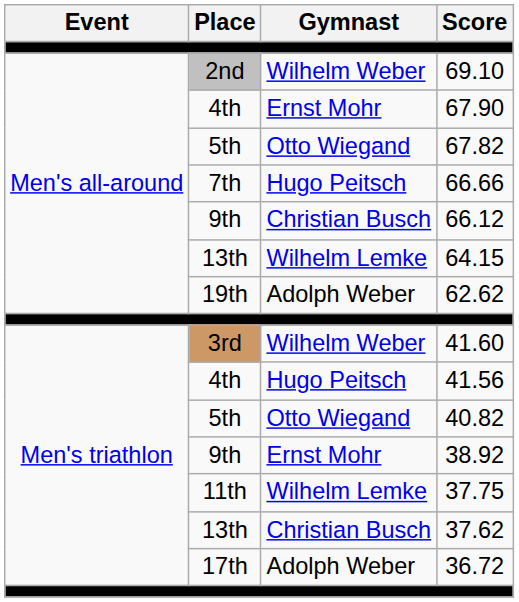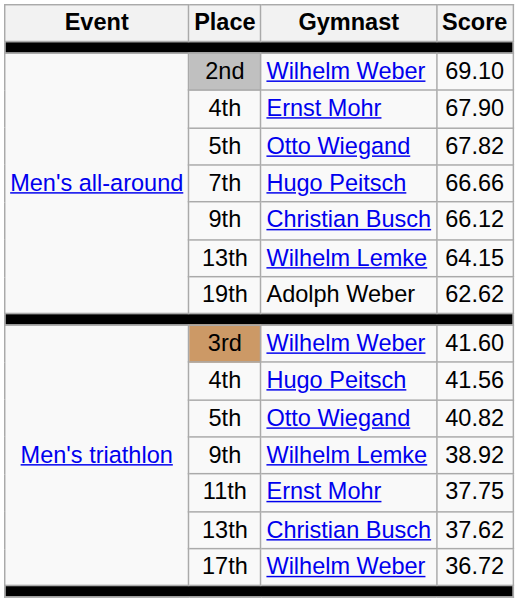(324, 455) Ernst Mohr -> (347, 455) Wilhelm Lemke
(347, 492) Wilhelm Lemke -> (324, 492) Ernst Mohr
(341, 567) Adolph Weber -> (346, 567) Wilhelm Weber
